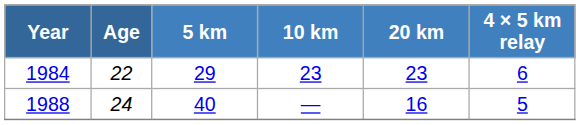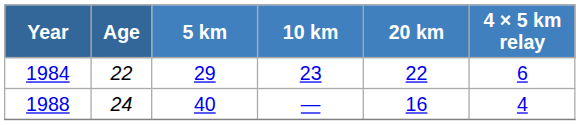(417, 73) 23 -> (417, 73) 22
(522, 104) 5 -> (522, 104) 4
